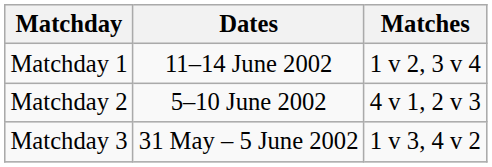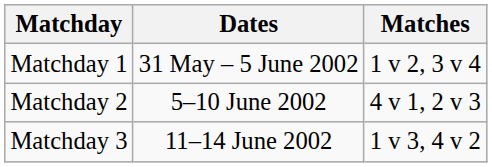(249, 63) 11–14 June 2002 -> (249, 63) 31 May – 5 June 2002
(249, 141) 31 May – 5 June 2002 -> (249, 141) 11–14 June 2002
